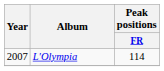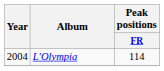(17, 57) 2007 -> (17, 57) 2004
